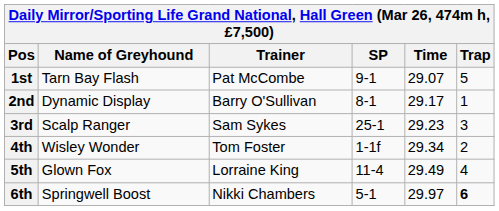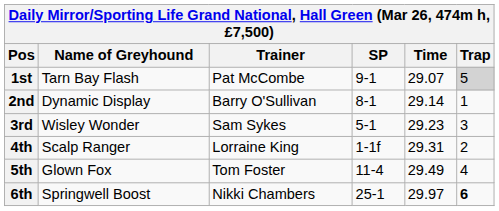(464, 78) no background -> (464, 78) lightgrey background
(426, 101) 29.17 -> (426, 101) 29.14
(86, 124) Scalp Ranger -> (91, 124) Wisley Wonder
(370, 124) 25-1 -> (366, 124) 5-1
(91, 147) Wisley Wonder -> (86, 147) Scalp Ranger
(249, 147) Tom Foster -> (256, 147) Lorraine King
(426, 147) 29.34 -> (426, 147) 29.31
(256, 170) Lorraine King -> (249, 170) Tom Foster
(366, 194) 5-1 -> (370, 194) 25-1
